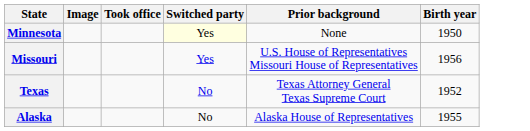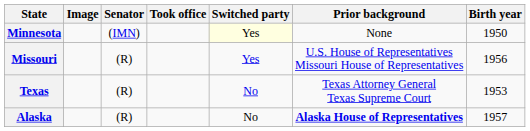+ column: (124, 14)
(450, 91) 1952 -> (495, 91) 1953
(334, 117) normal -> (379, 117) bold
(450, 117) 1955 -> (495, 117) 1957
